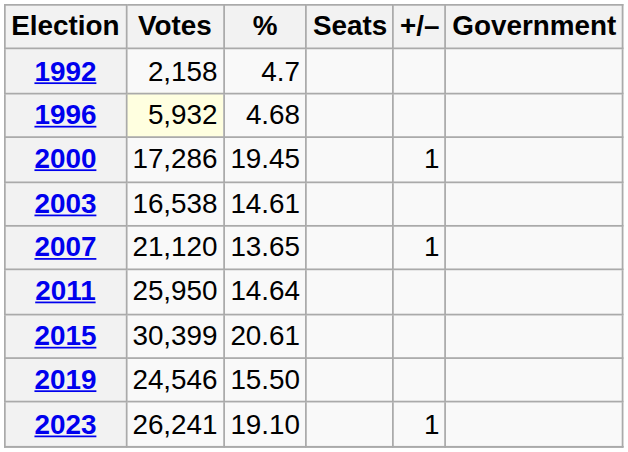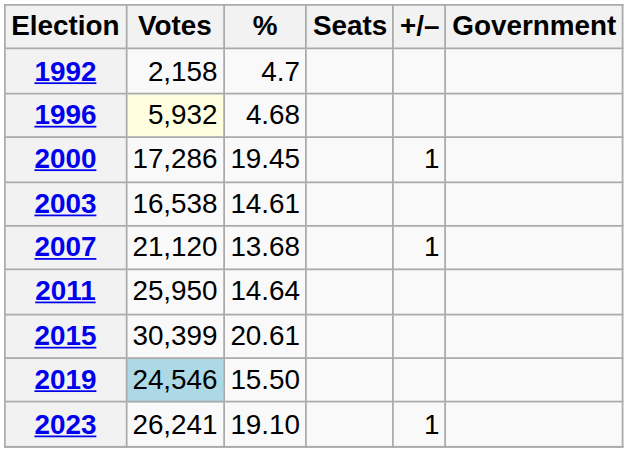(265, 247) 13.65 -> (265, 247) 13.68
(175, 379) no background -> (175, 379) lightblue background
